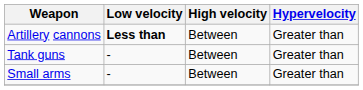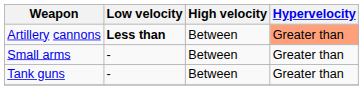(308, 34) no background -> (308, 34) lightsalmon background
rows swapped: (36, 54) <-> (39, 74)
